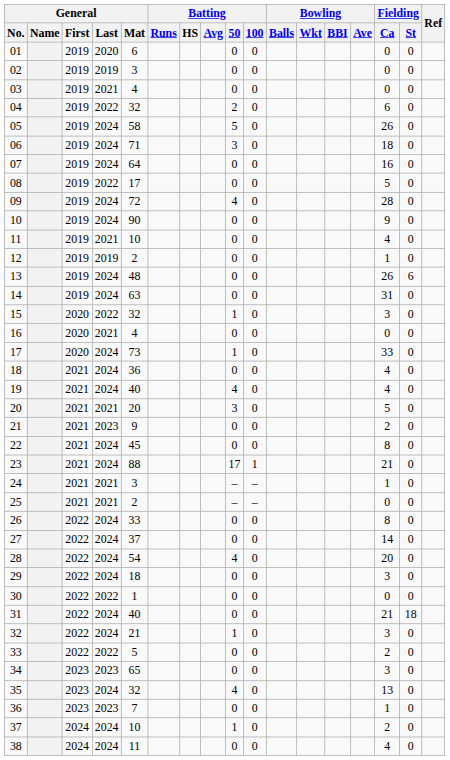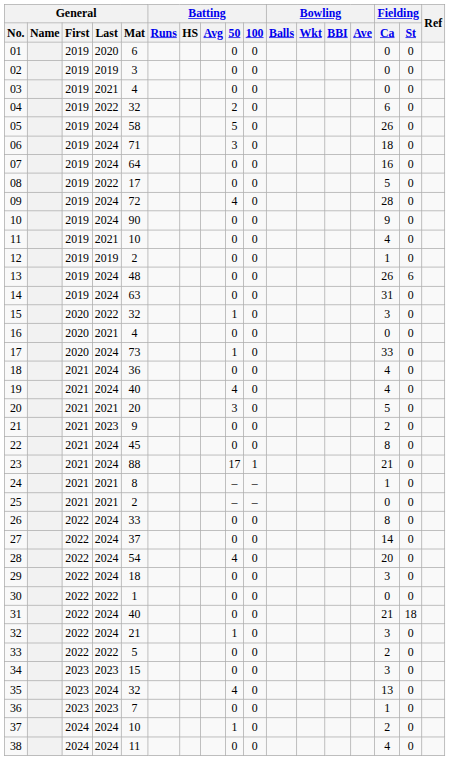(134, 483) 3 -> (134, 483) 8
(134, 671) 65 -> (134, 671) 15
